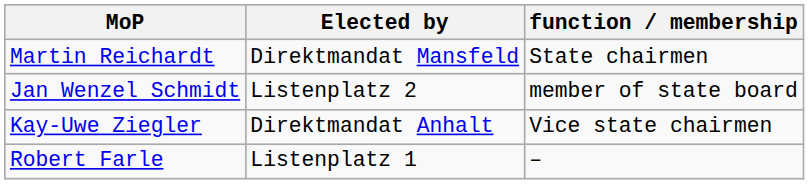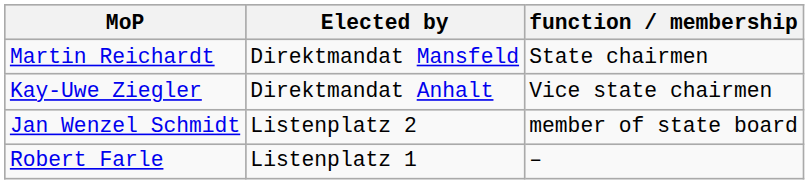rows swapped: (125, 92) <-> (106, 126)
